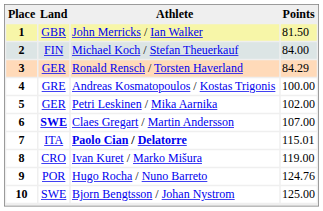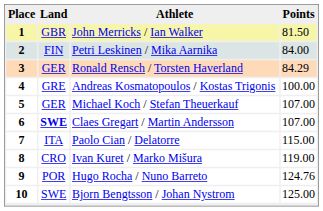(155, 50) Michael Koch / Stefan Theuerkauf -> (145, 50) Petri Leskinen / Mika Aarnika
(145, 104) Petri Leskinen / Mika Aarnika -> (155, 104) Michael Koch / Stefan Theuerkauf
(298, 104) 102.00 -> (298, 104) 107.00
(129, 140) bold -> (126, 140) normal
(298, 140) 115.01 -> (298, 140) 115.00
